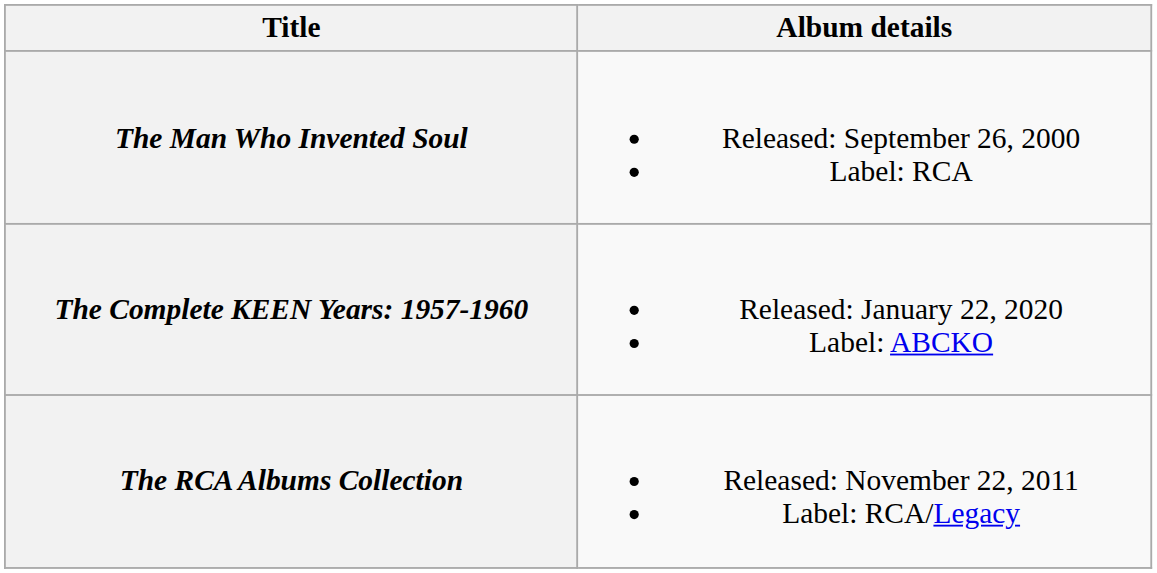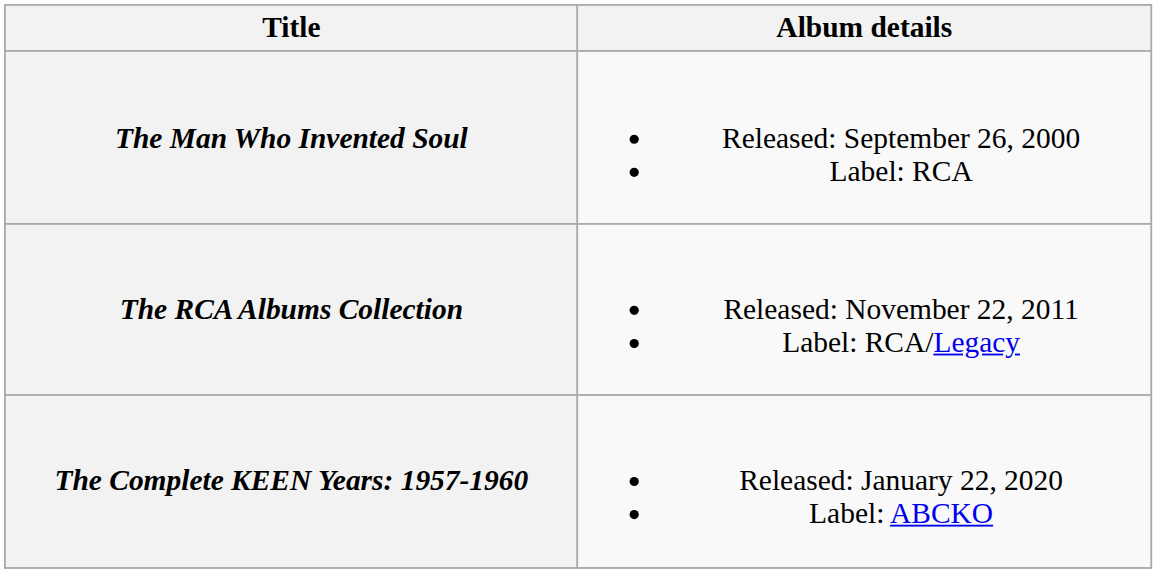rows swapped: (291, 480) <-> (291, 308)
